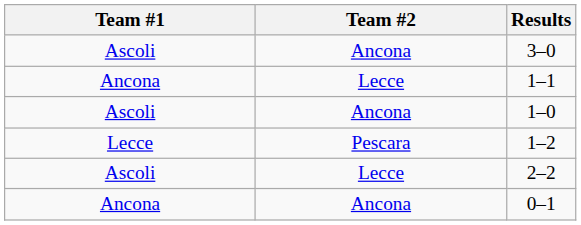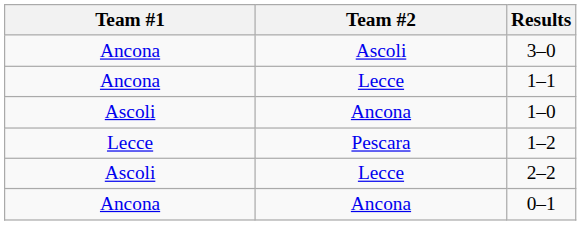(130, 50) Ascoli -> (130, 50) Ancona
(381, 50) Ancona -> (381, 50) Ascoli
